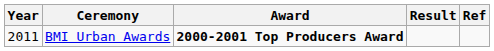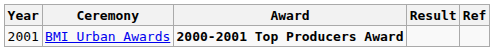(23, 36) 2011 -> (23, 36) 2001
